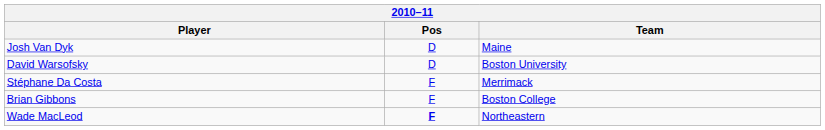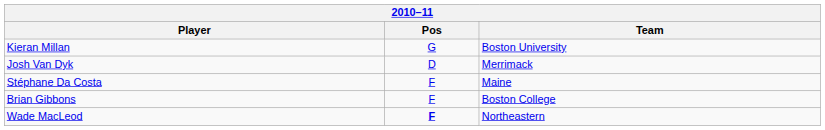+ row: (38, 47)
(497, 47) Maine -> (507, 64) Merrimack
- row: (47, 64)
(507, 82) Merrimack -> (497, 82) Maine
